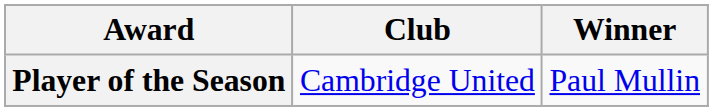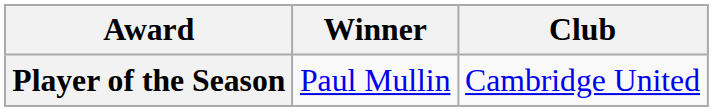columns swapped: (625, 29) <-> (417, 29)
